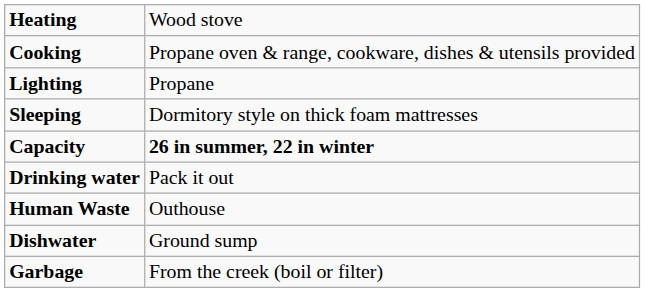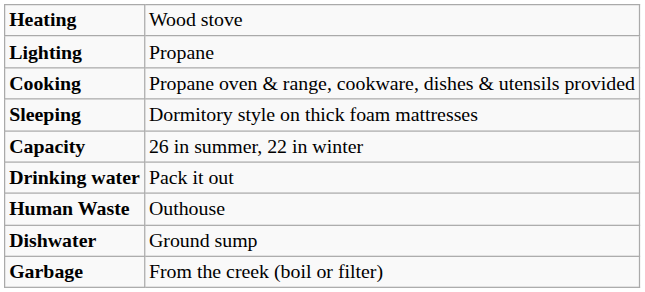rows swapped: (46, 83) <-> (45, 51)
(262, 146) bold -> (256, 146) normal
